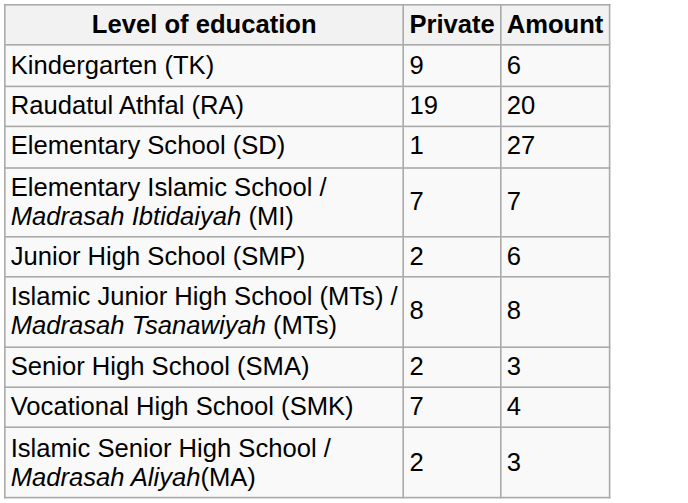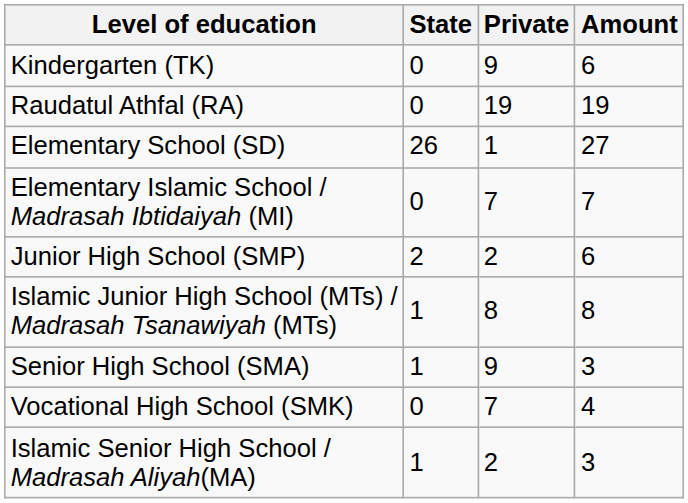+ column: (441, 24)
(521, 106) 20 -> (595, 106) 19
(417, 366) 2 -> (491, 366) 9
